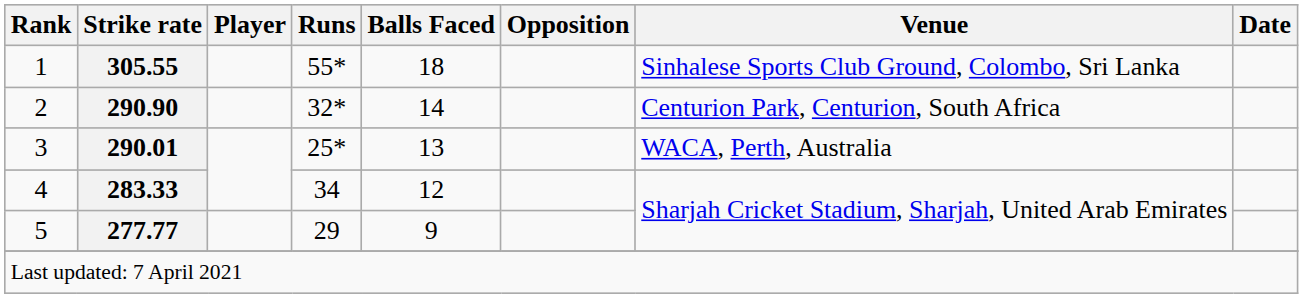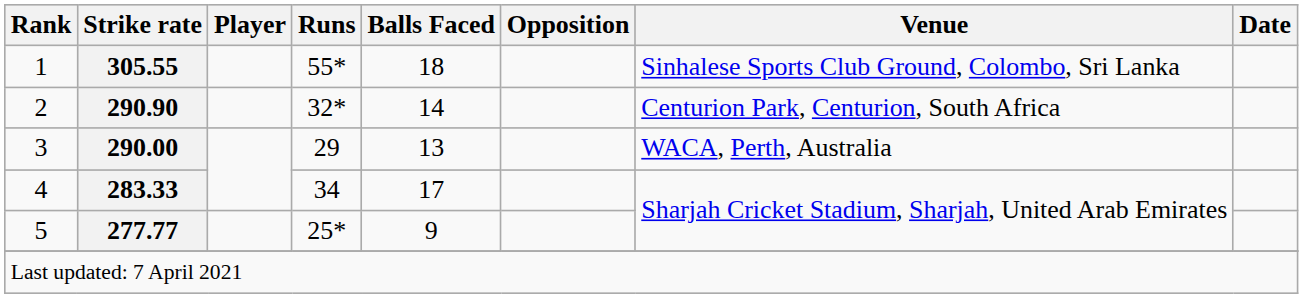(143, 148) 290.01 -> (143, 148) 290.00
(327, 148) 25* -> (327, 148) 29
(431, 189) 12 -> (431, 189) 17
(327, 230) 29 -> (327, 230) 25*
